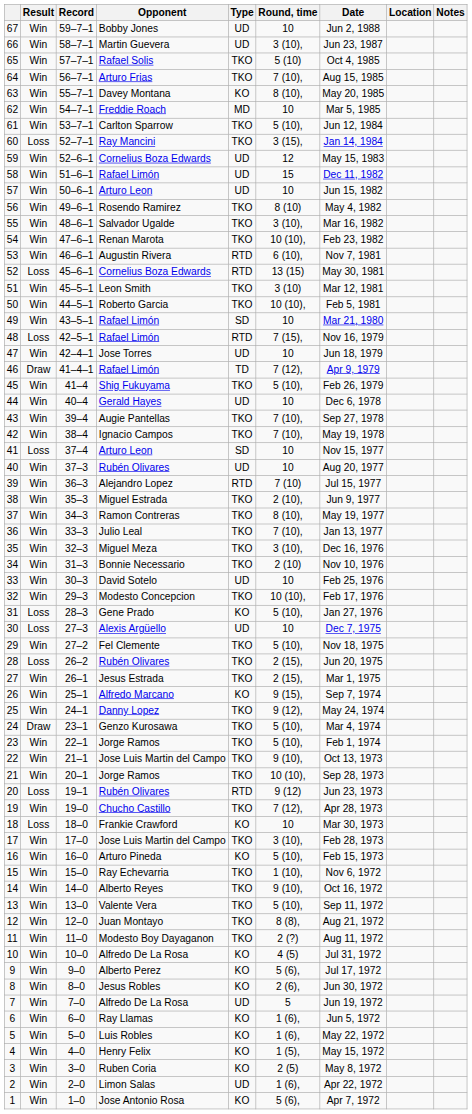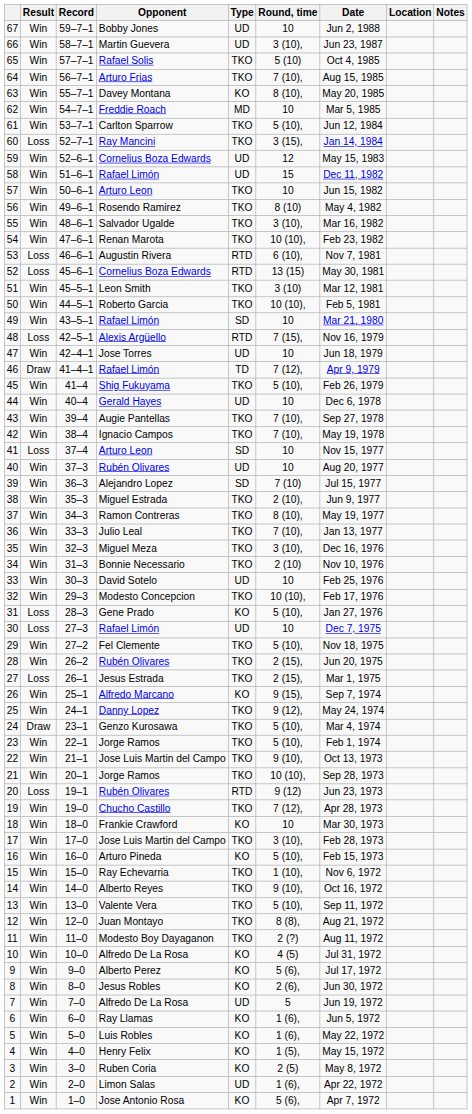(242, 191) UD -> (242, 191) TKO
(38, 256) Win -> (38, 256) Loss
(129, 337) Rafael Limón -> (132, 337) Alexis Argüello
(242, 483) RTD -> (242, 483) SD
(132, 629) Alexis Argüello -> (129, 629) Rafael Limón
(38, 662) Loss -> (38, 662) Win
(38, 678) Win -> (38, 678) Loss
(38, 824) Loss -> (38, 824) Win
